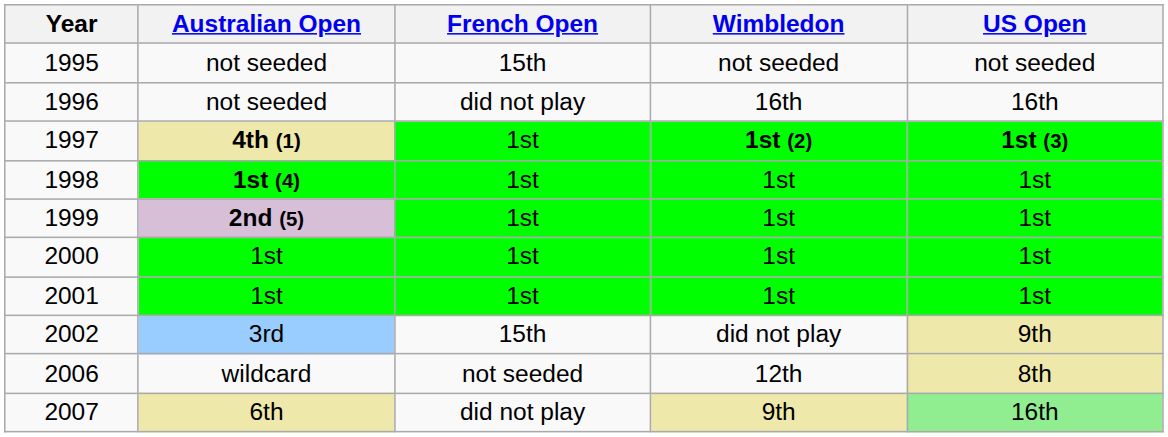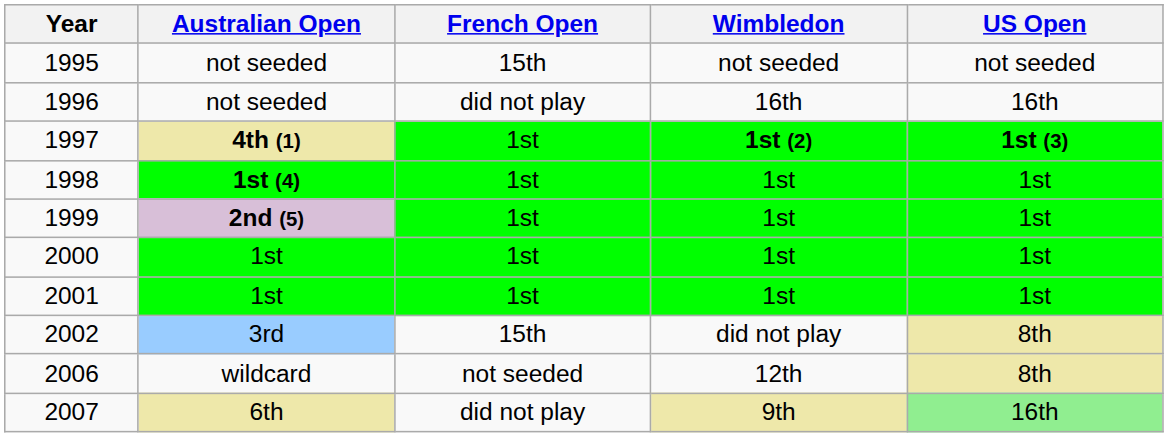(1035, 334) 9th -> (1035, 334) 8th
